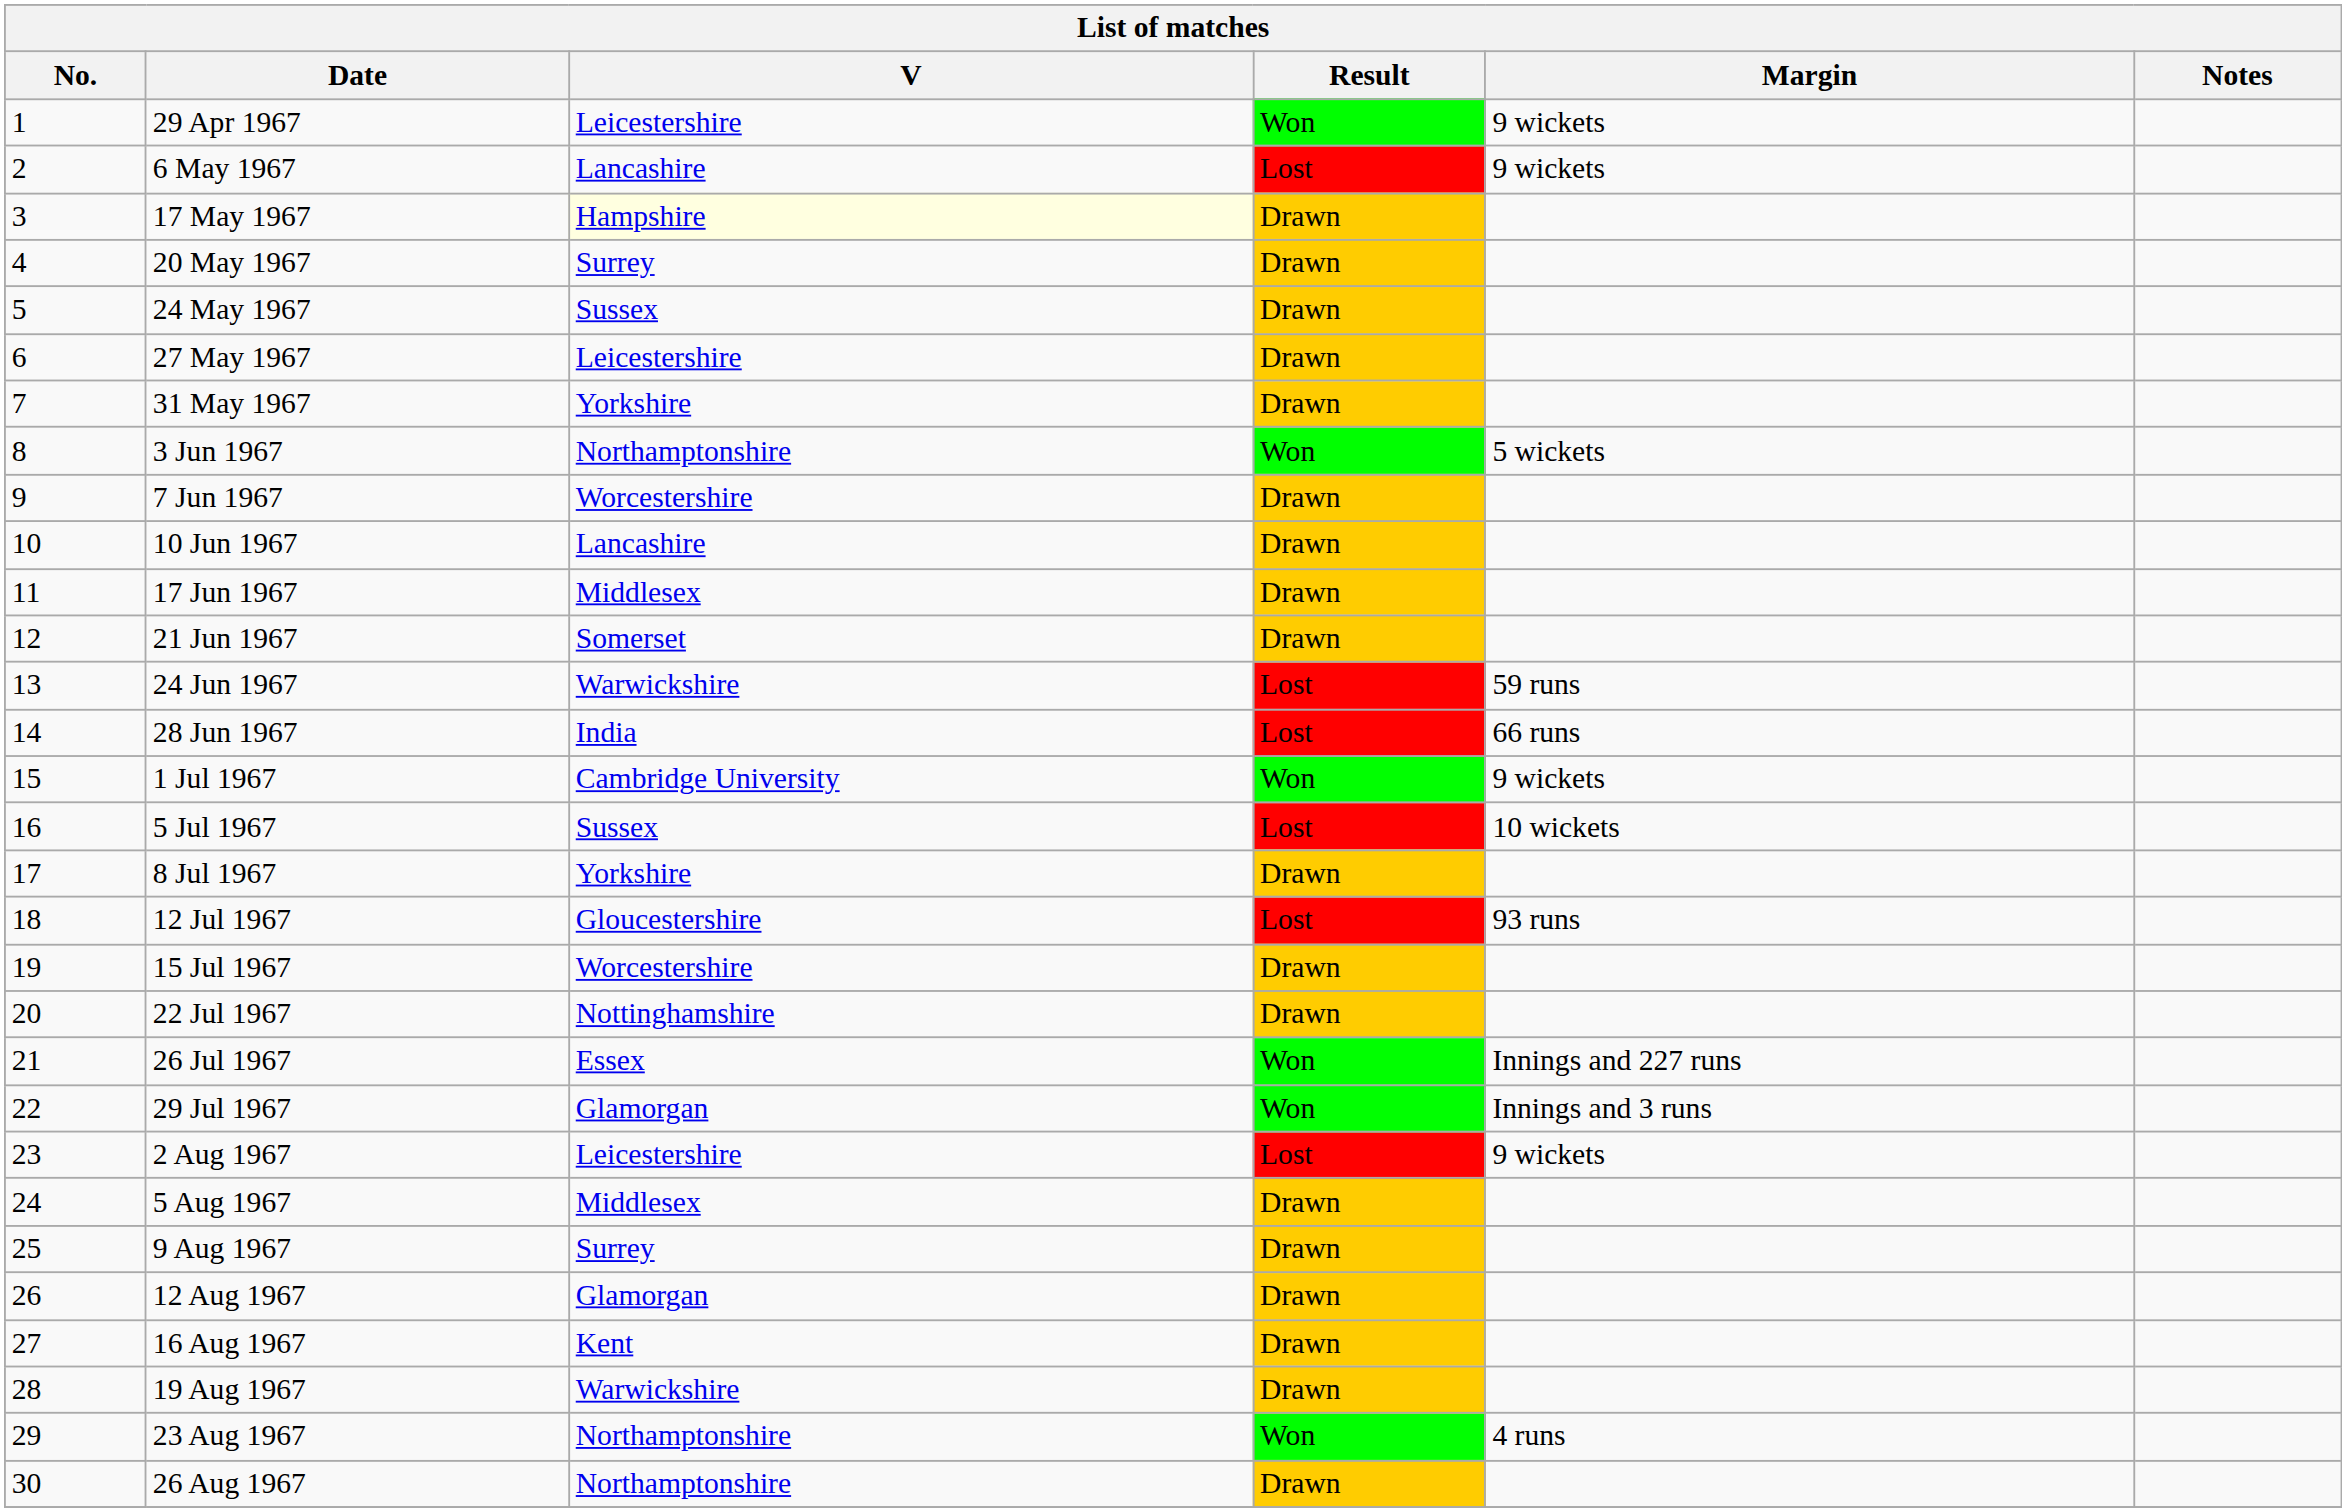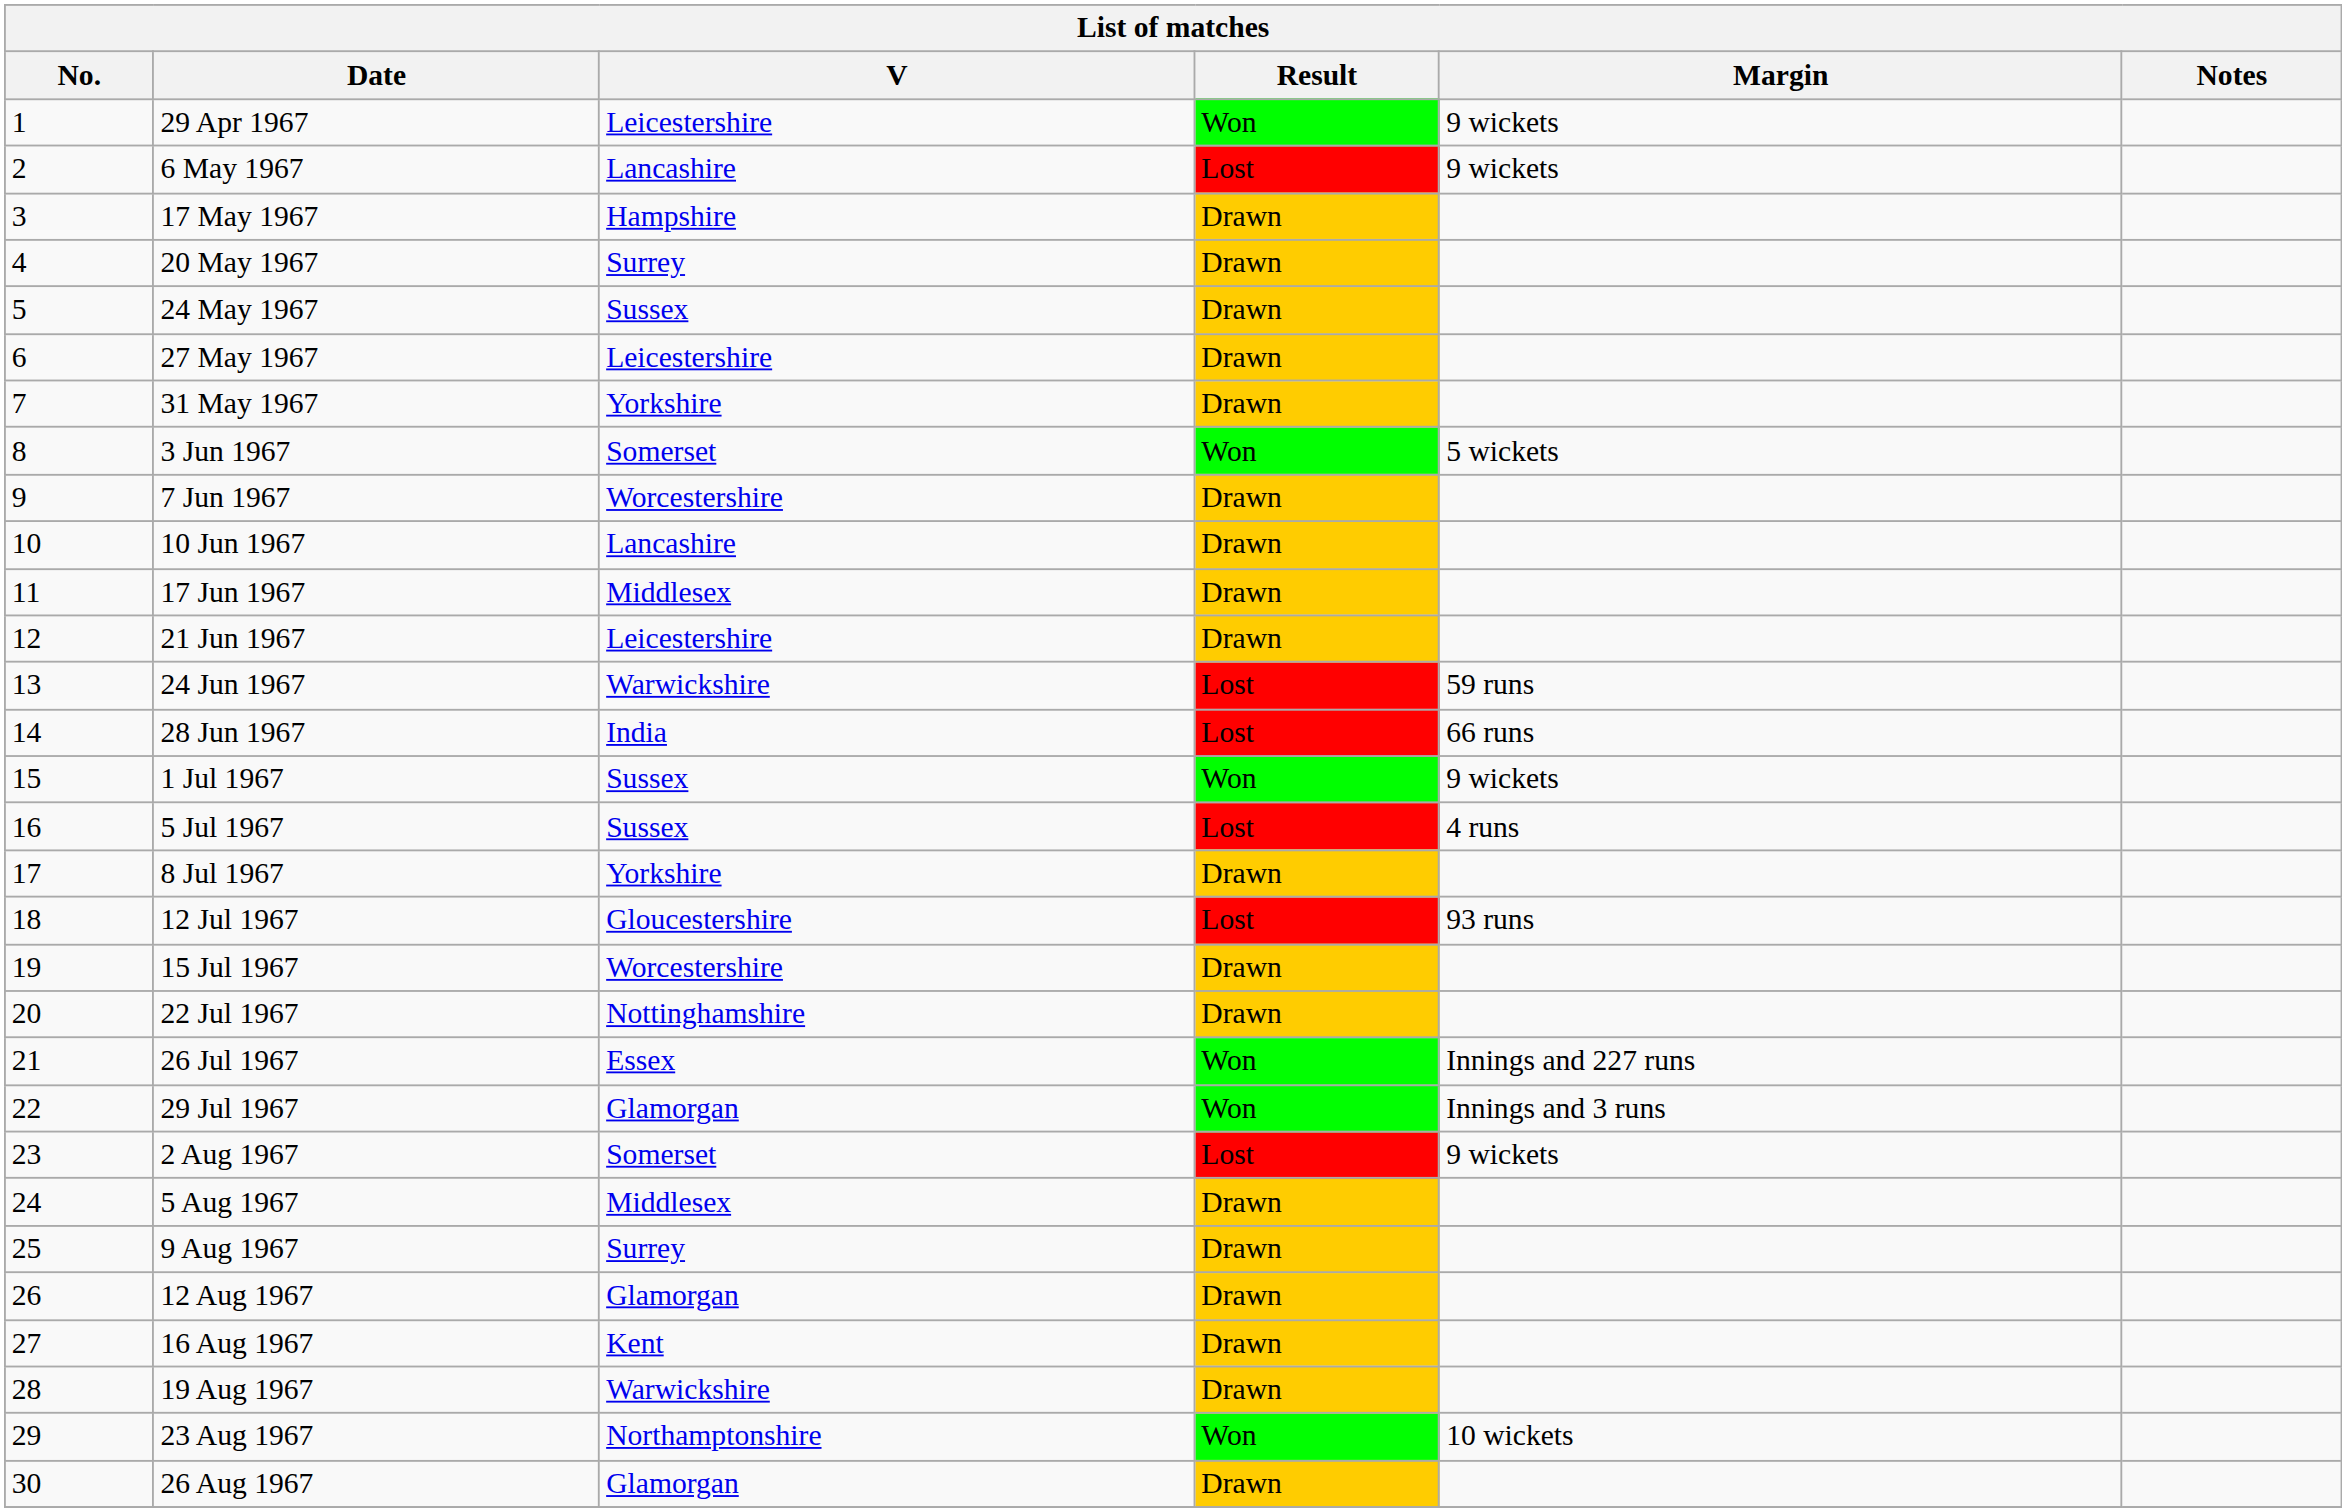(641, 215) lightyellow background -> (671, 215) no background
(683, 450) Northamptonshire -> (661, 450) Somerset
(631, 638) Somerset -> (689, 638) Leicestershire
(708, 779) Cambridge University -> (647, 779) Sussex
(1556, 826) 10 wickets -> (1483, 826) 4 runs
(659, 1154) Leicestershire -> (661, 1154) Somerset
(1529, 1436) 4 runs -> (1510, 1436) 10 wickets
(683, 1483) Northamptonshire -> (672, 1483) Glamorgan
